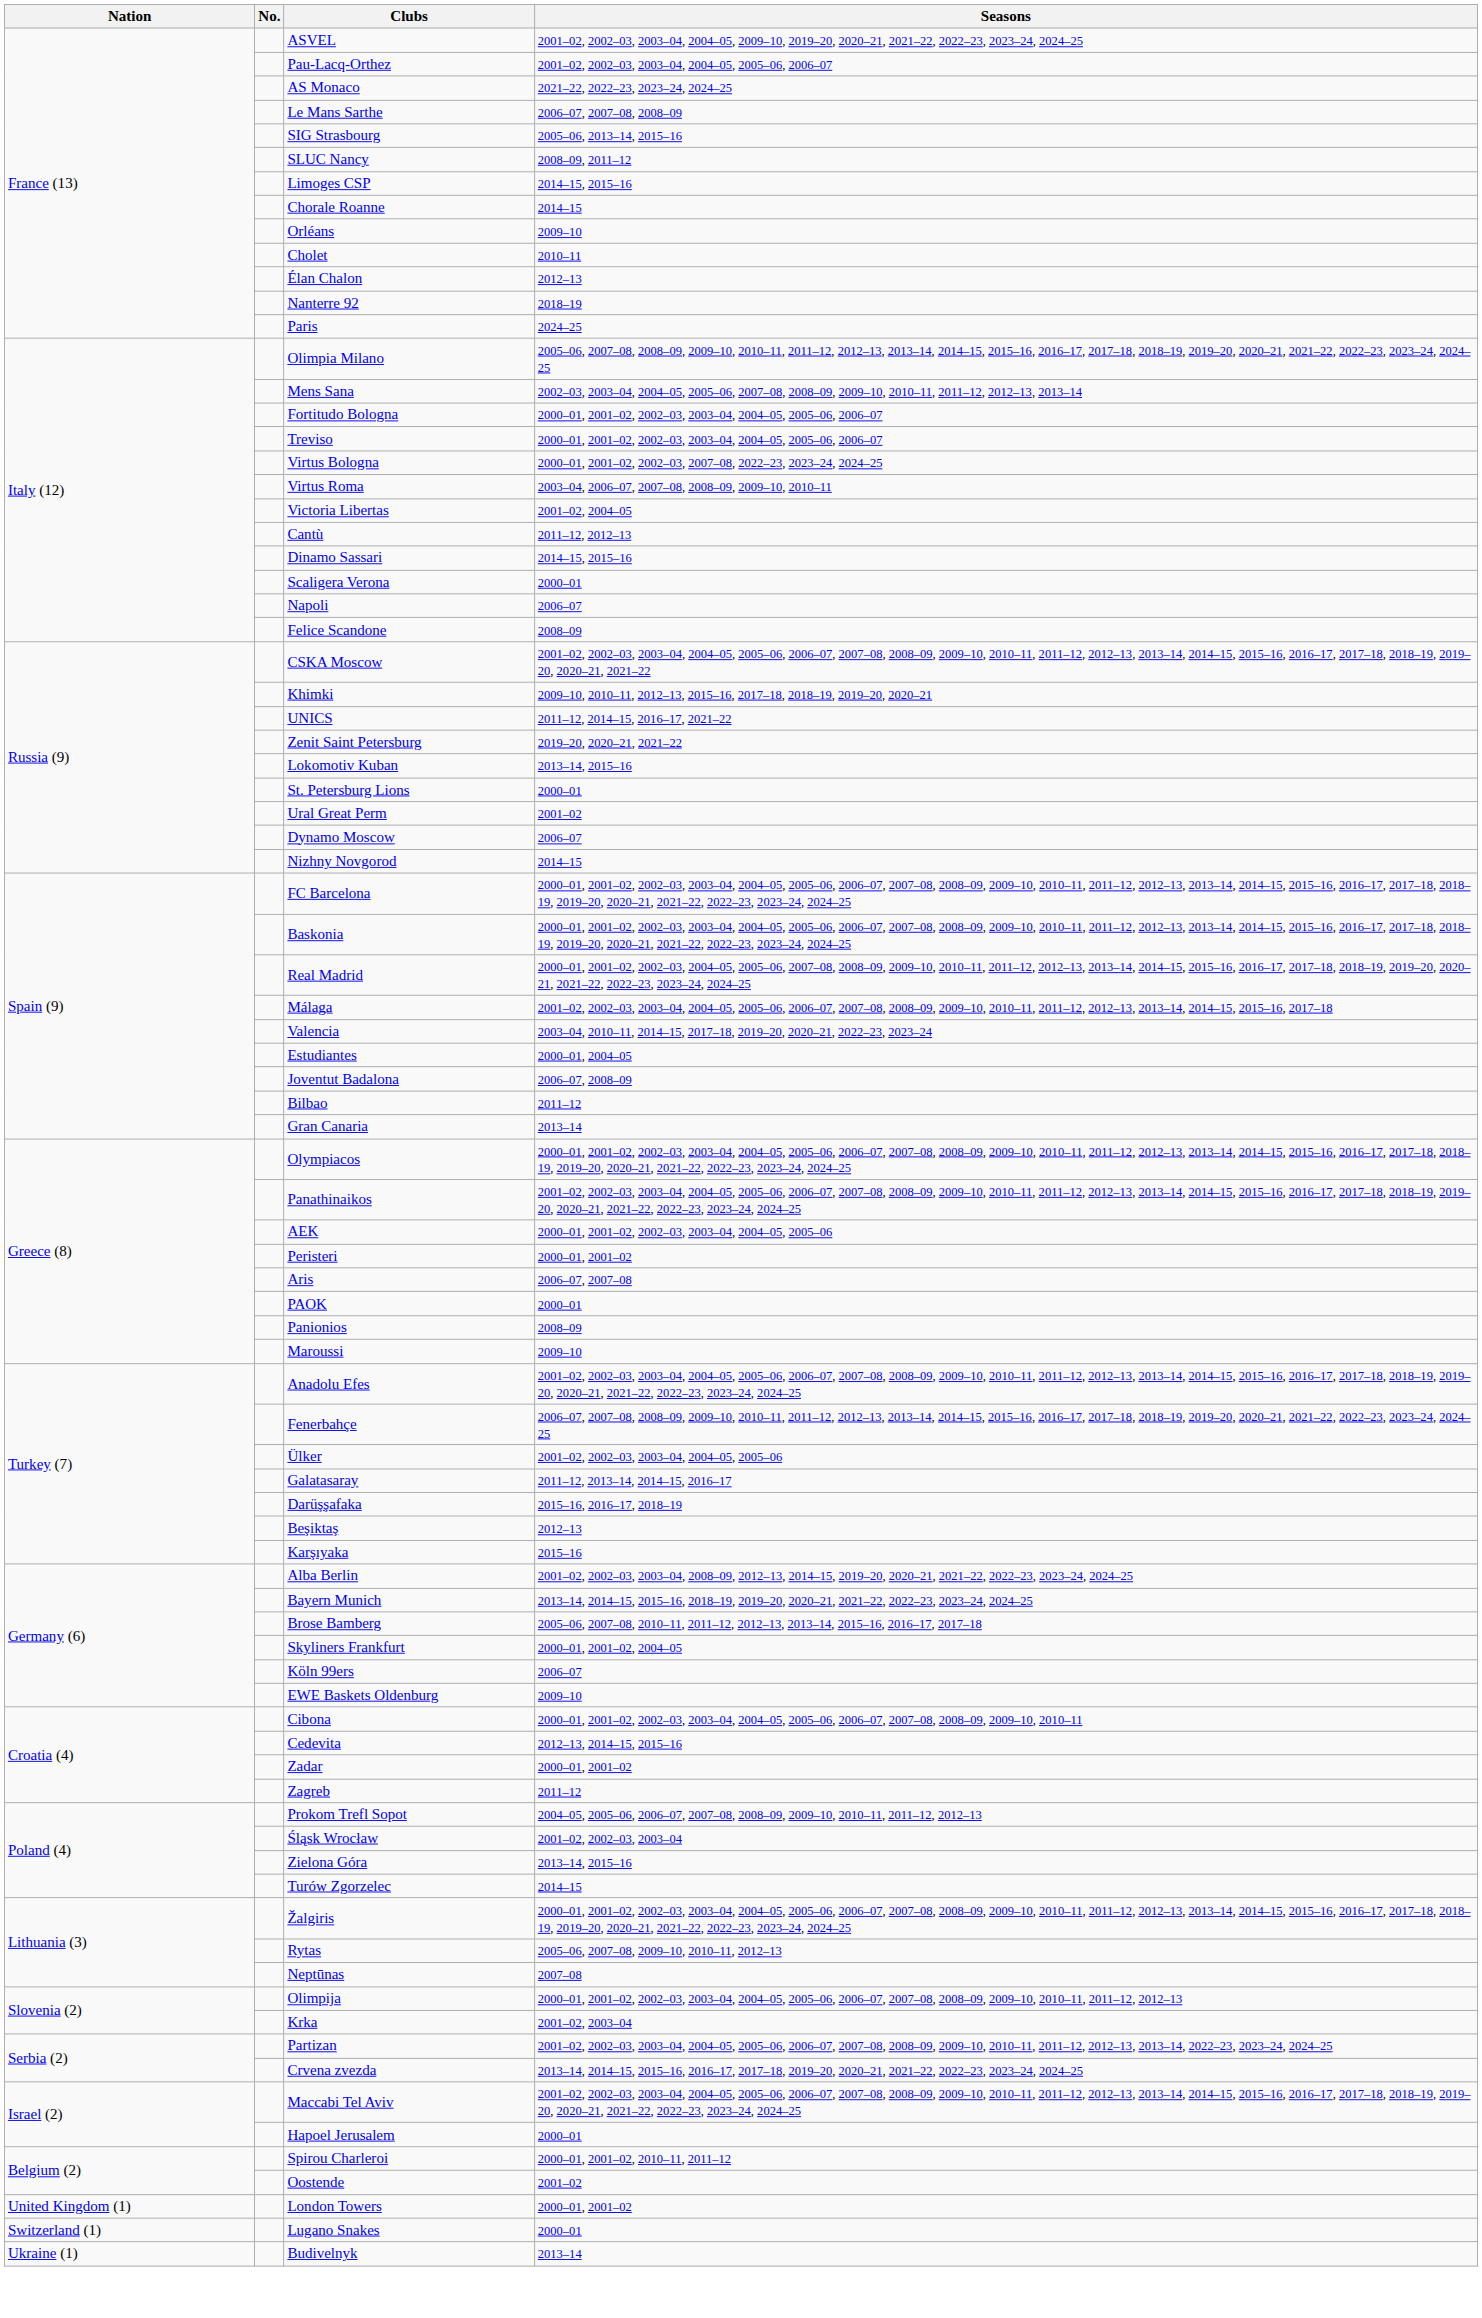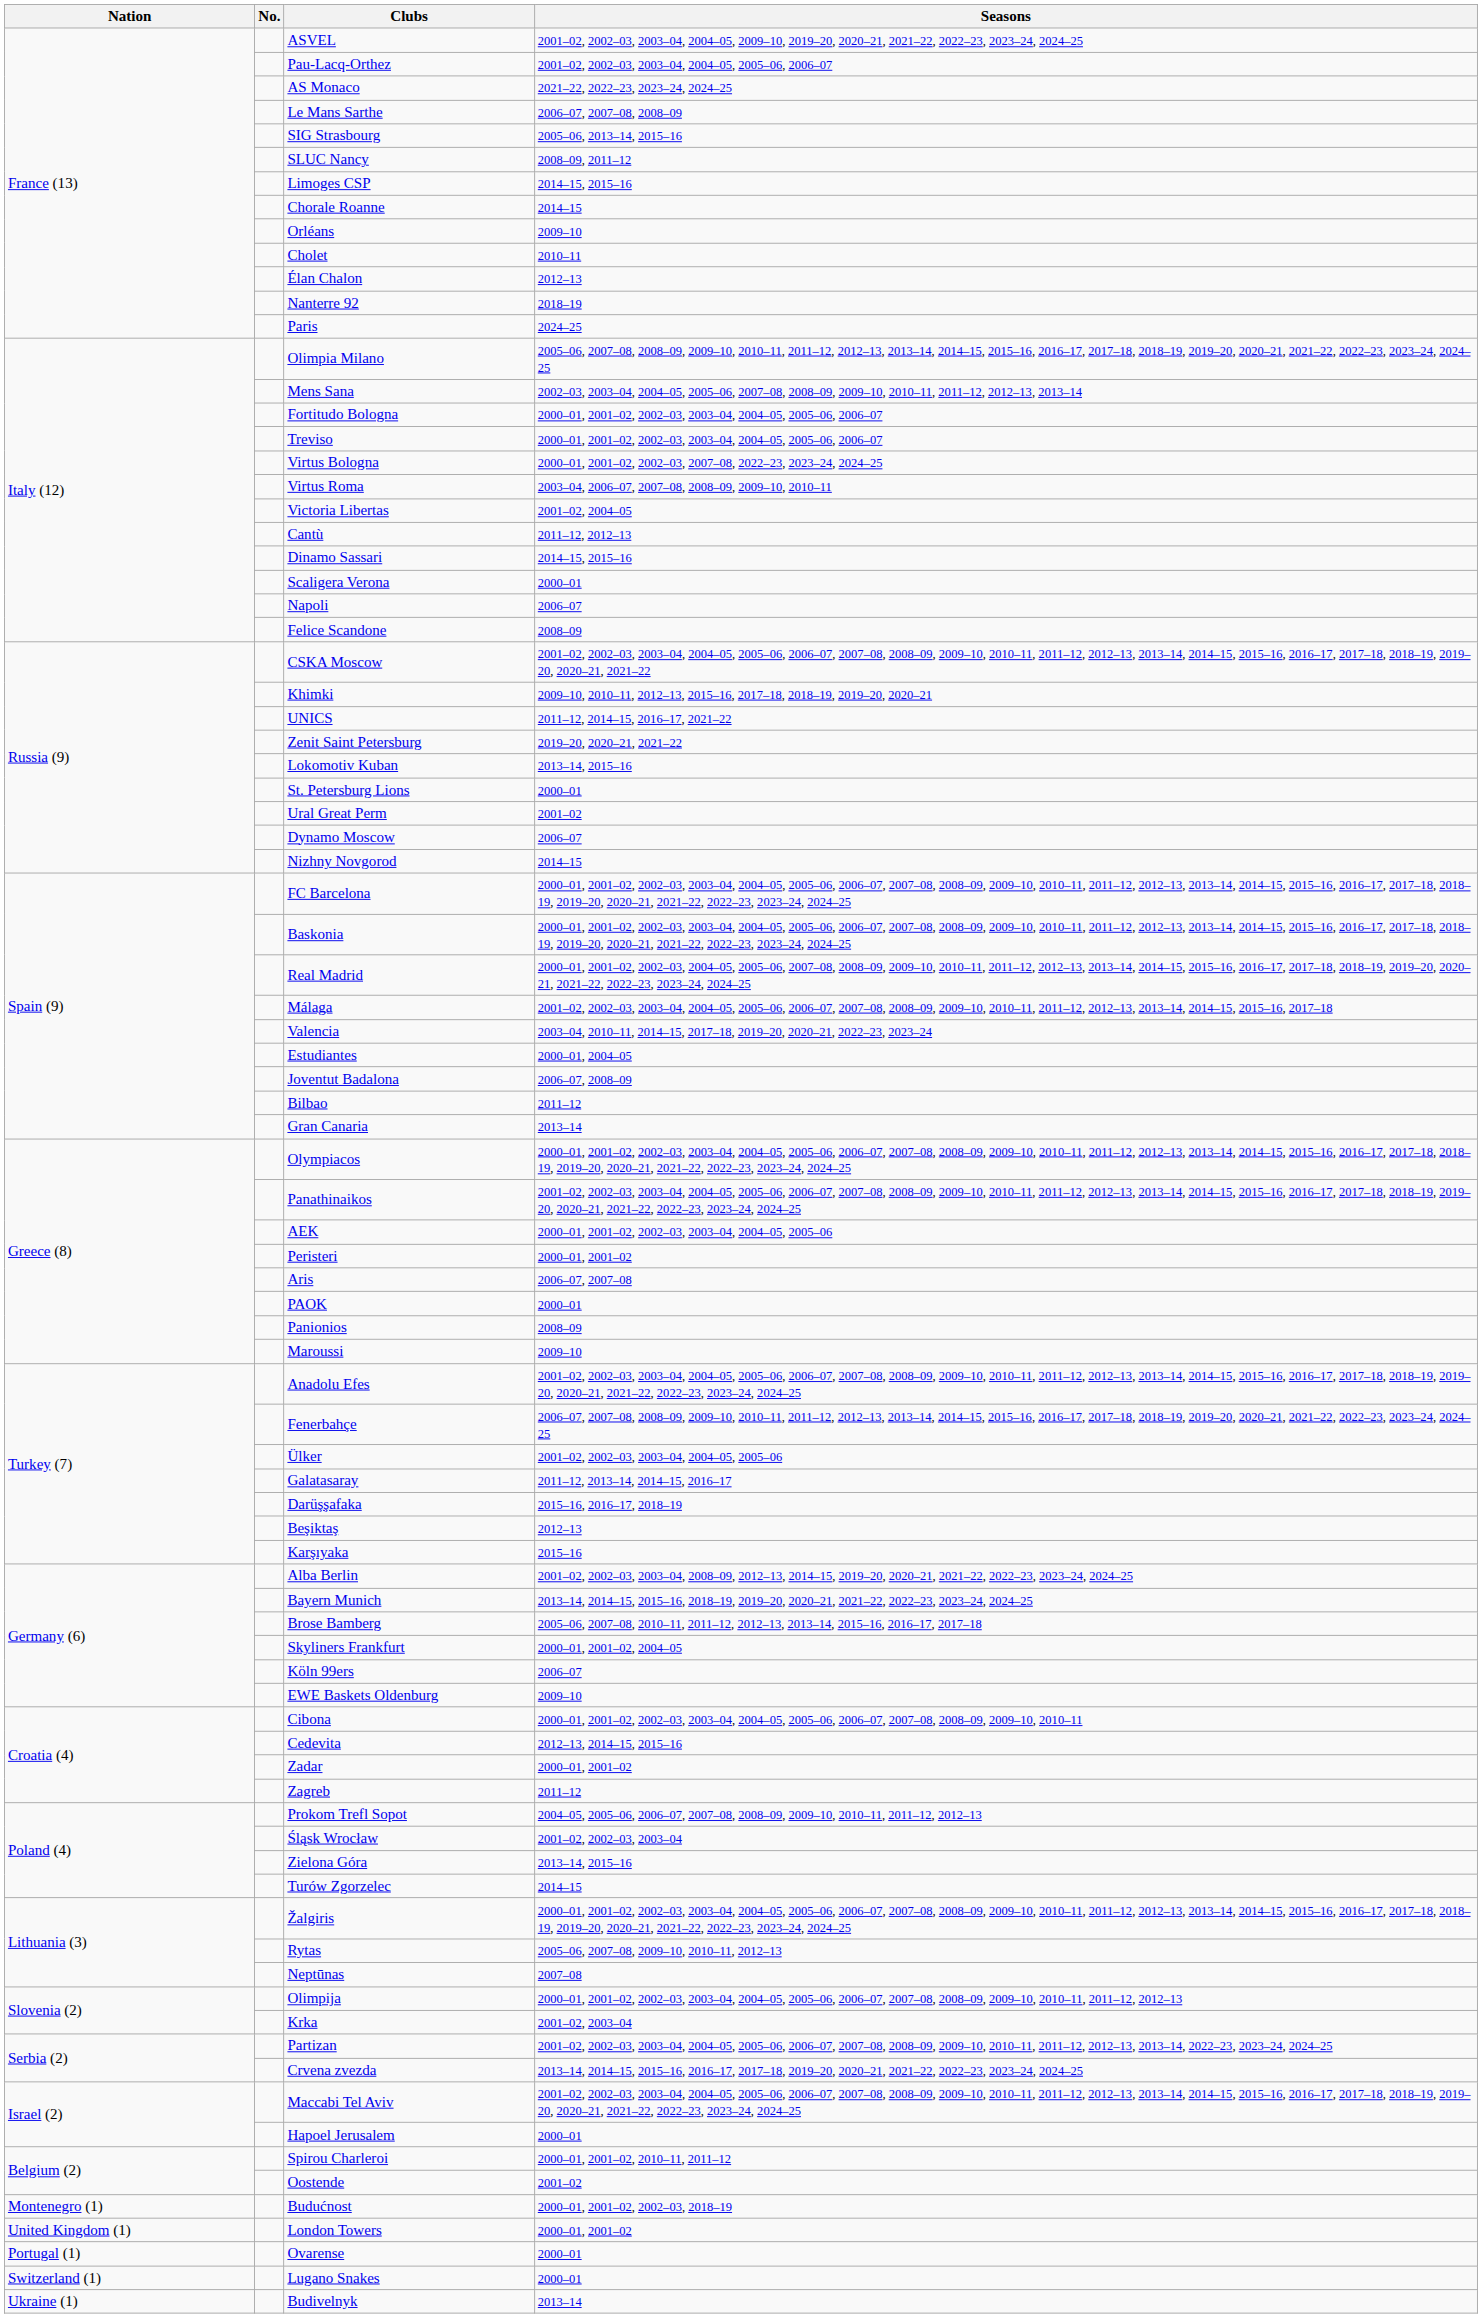+ row: (320, 2206)
+ row: (316, 2253)
